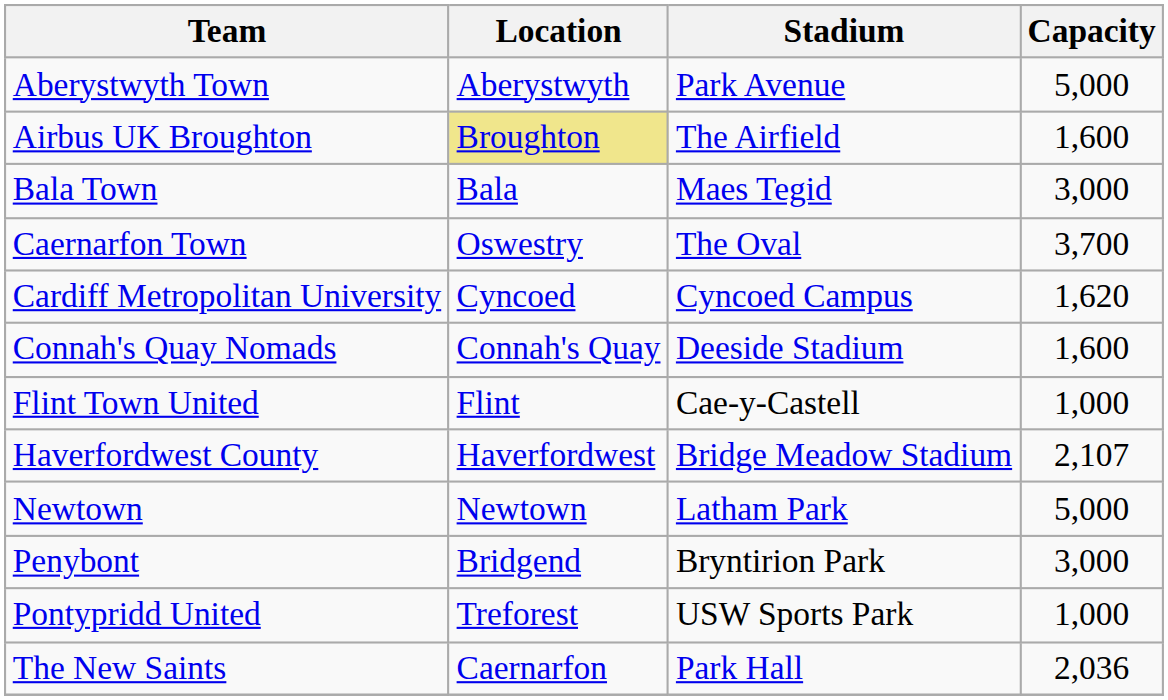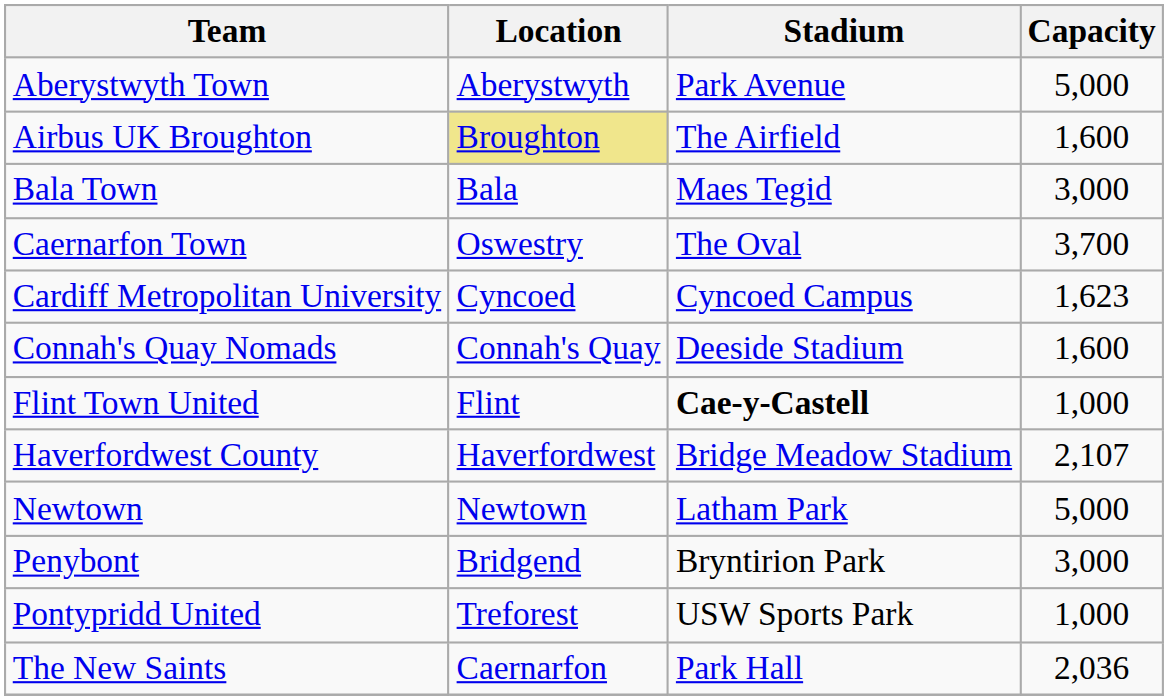(1092, 296) 1,620 -> (1092, 296) 1,623
(768, 402) normal -> (772, 402) bold
